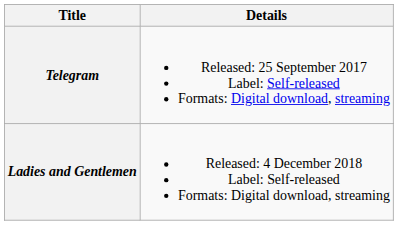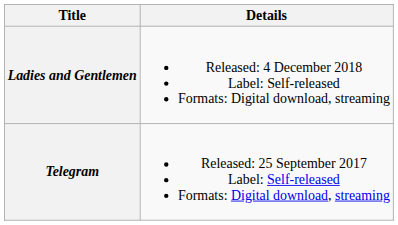rows swapped: (72, 75) <-> (72, 171)
